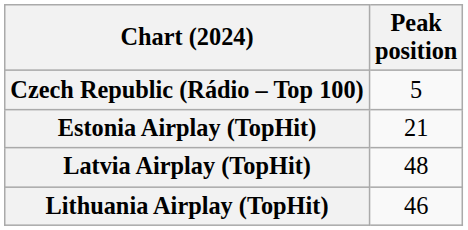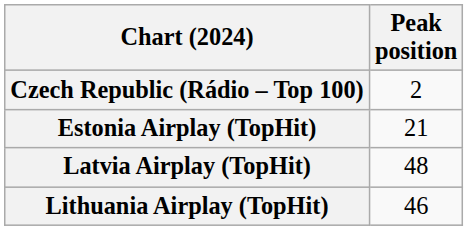(416, 89) 5 -> (416, 89) 2
